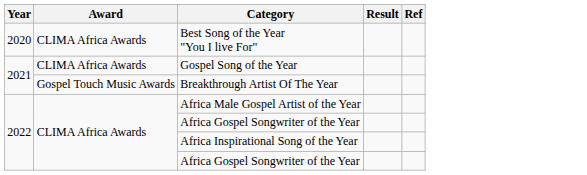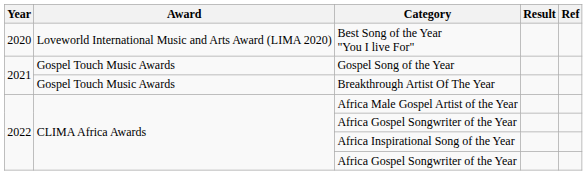(91, 39) CLIMA Africa Awards -> (184, 39) Loveworld International Music and Arts Award (LIMA 2020)
(91, 65) CLIMA Africa Awards -> (106, 65) Gospel Touch Music Awards
